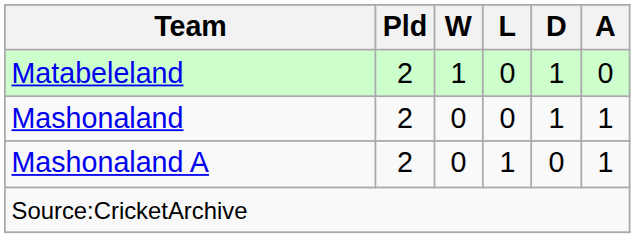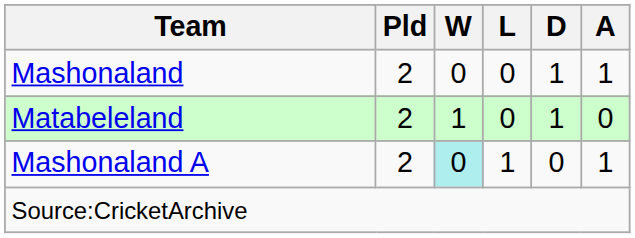rows swapped: (97, 72) <-> (97, 118)
(458, 163) no background -> (458, 163) paleturquoise background
